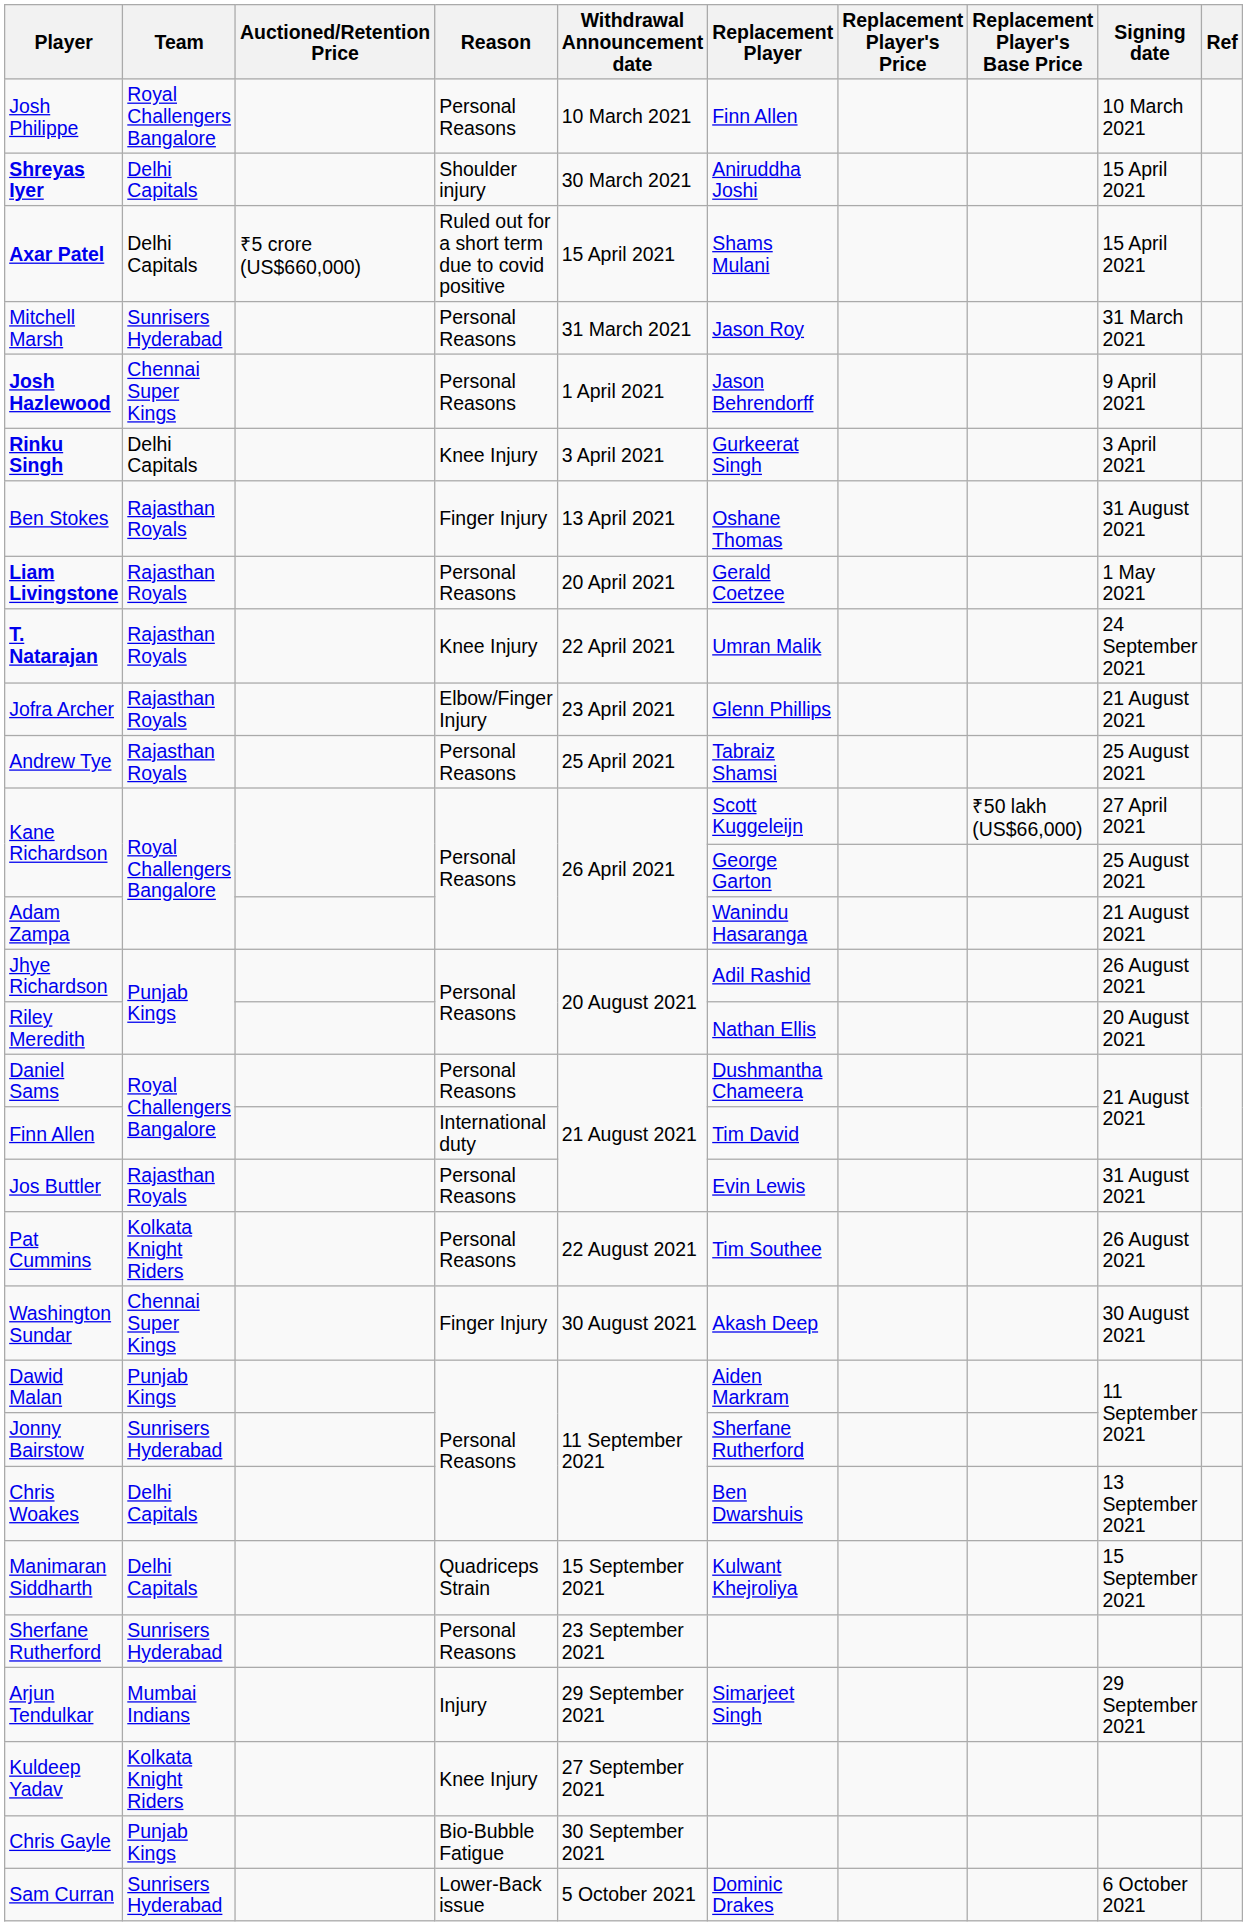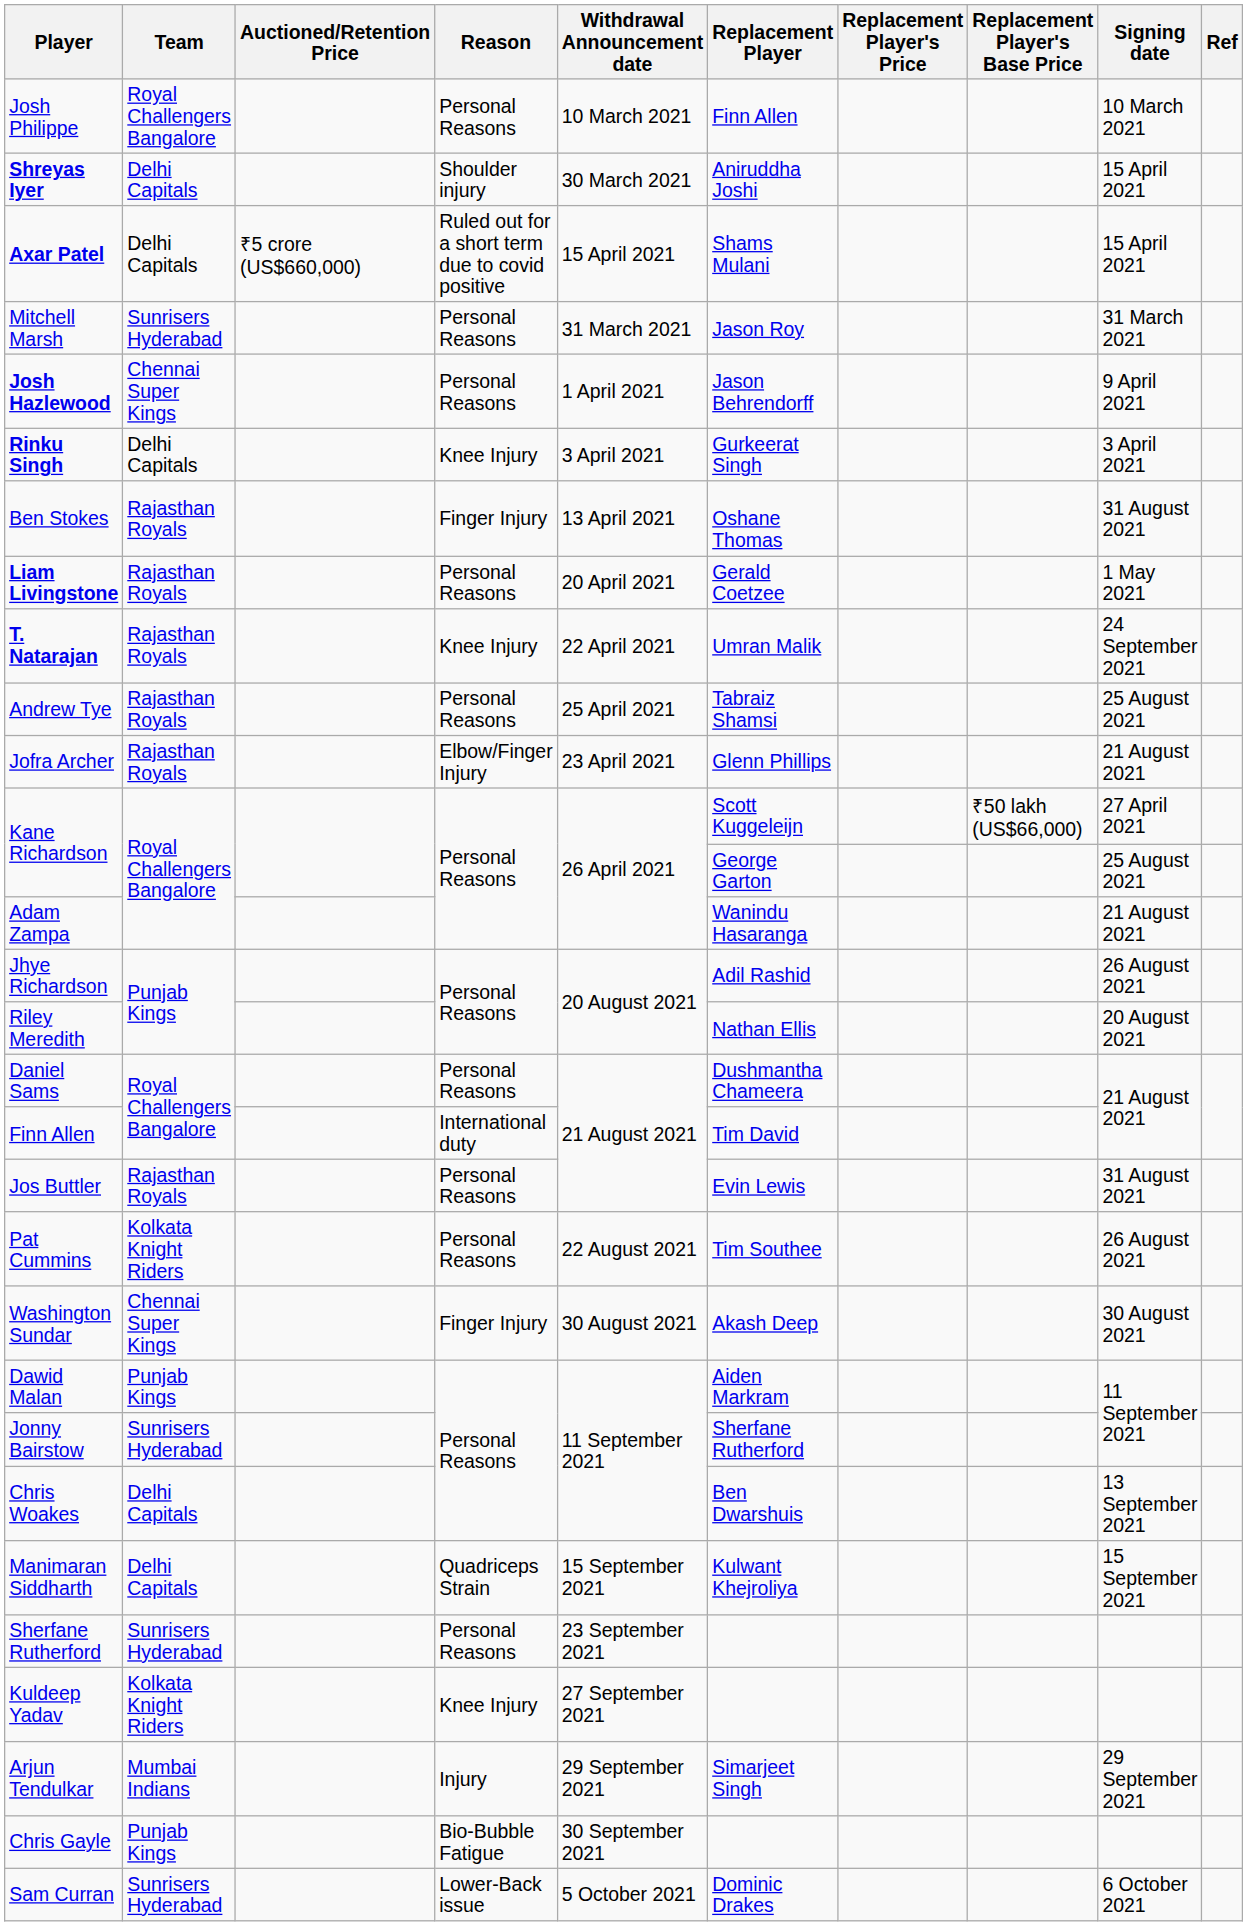rows swapped: (62, 709) <-> (60, 762)
rows swapped: (45, 1779) <-> (51, 1704)
